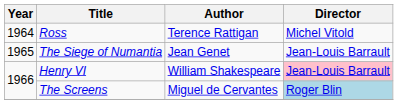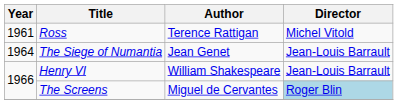(20, 33) 1964 -> (20, 33) 1961
(20, 52) 1965 -> (20, 52) 1964
(338, 71) pink background -> (338, 71) no background
